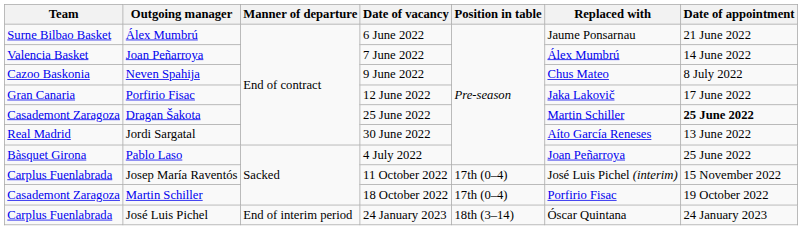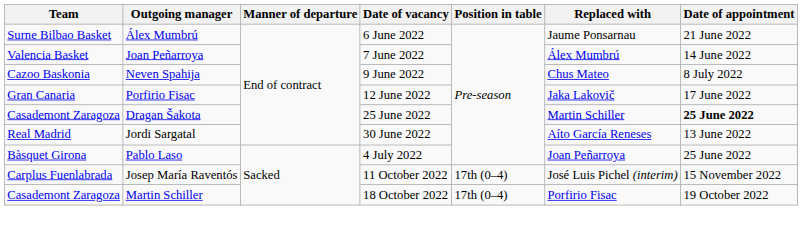- row: (167, 214)
